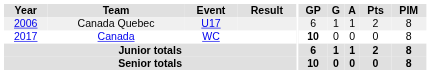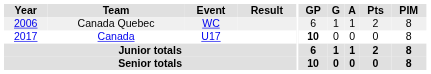(211, 23) U17 -> (211, 23) WC
(211, 37) WC -> (211, 37) U17
